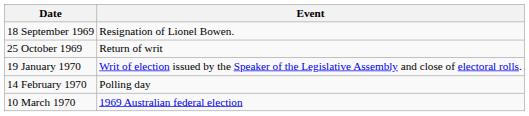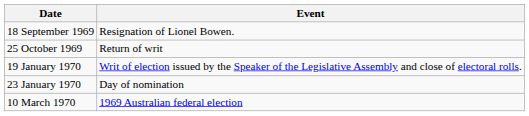+ row: (44, 84)
- row: (47, 84)
